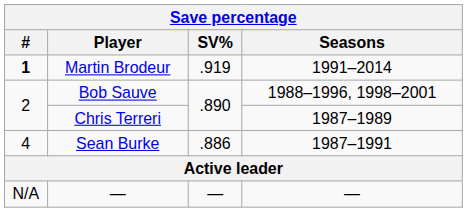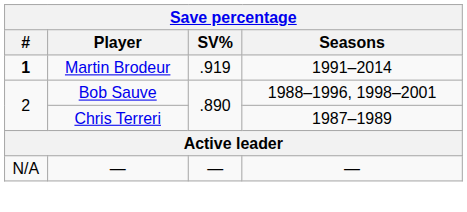- row: (118, 144)
